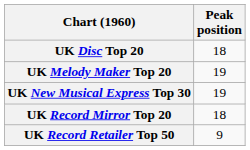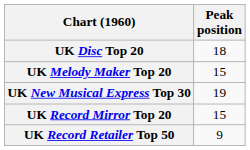(219, 72) 19 -> (219, 72) 15
(219, 114) 18 -> (219, 114) 15
